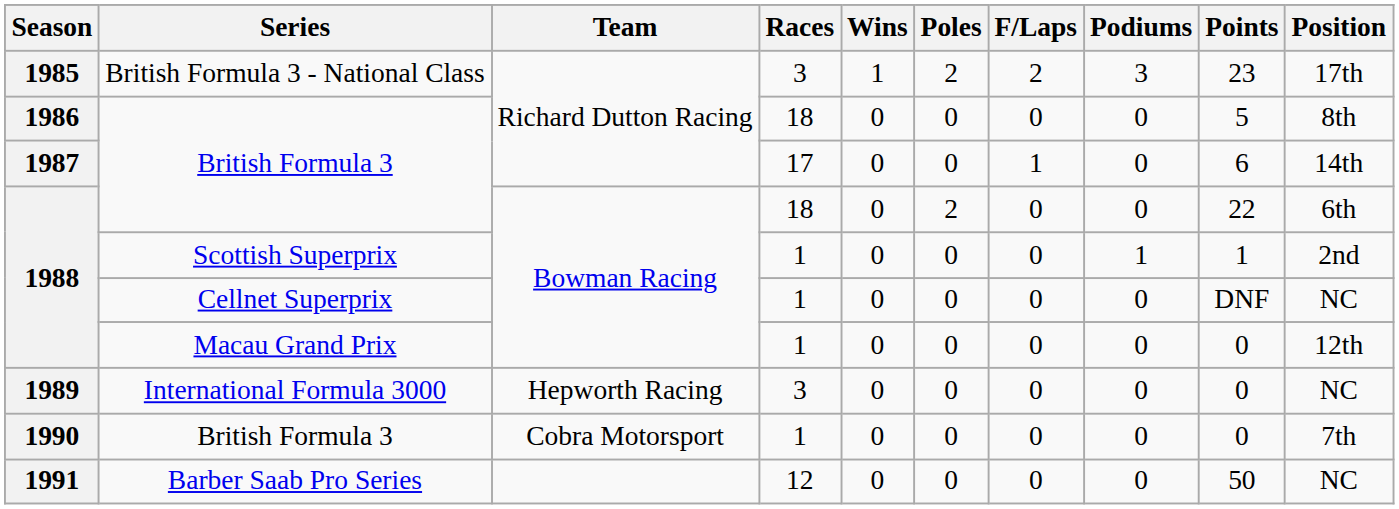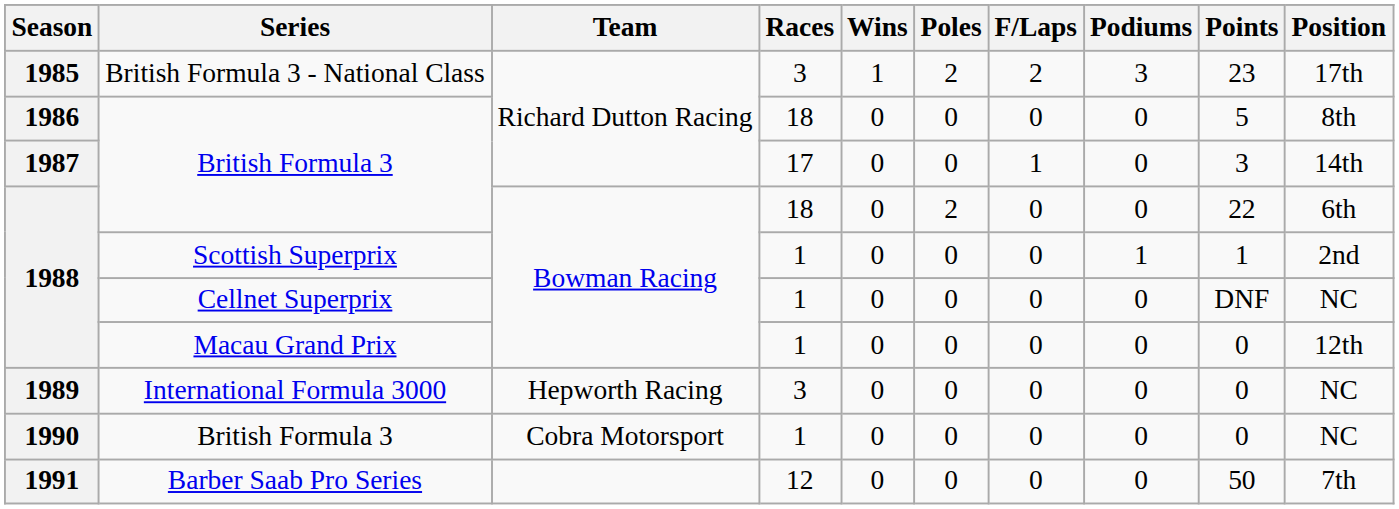(1242, 163) 6 -> (1242, 163) 3
(1339, 435) 7th -> (1339, 435) NC
(1339, 481) NC -> (1339, 481) 7th
